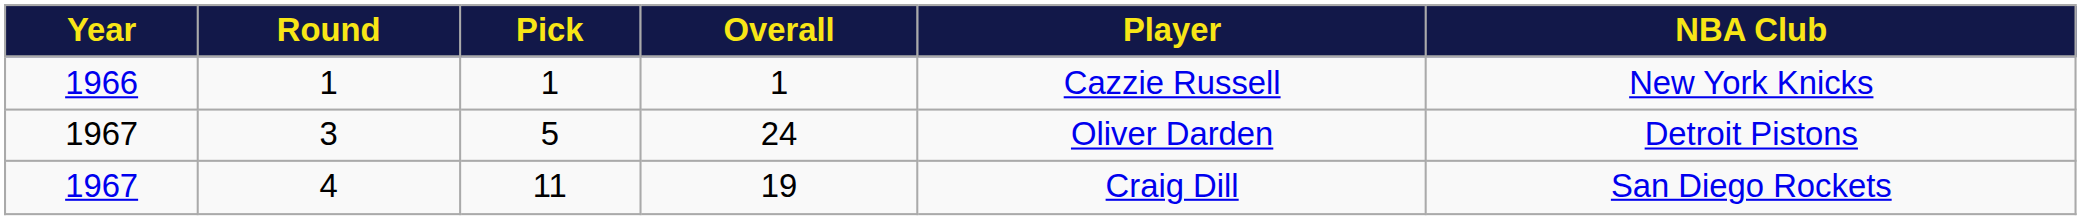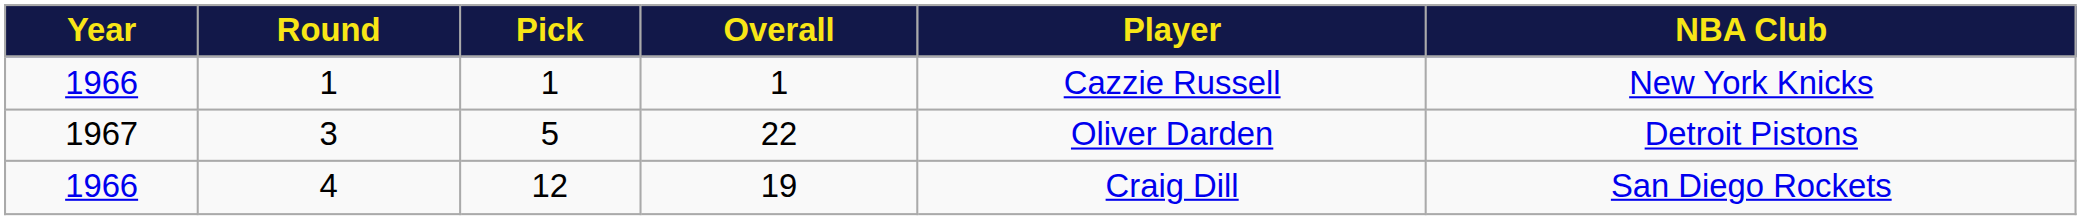(779, 134) 24 -> (779, 134) 22
(102, 186) 1967 -> (102, 186) 1966
(550, 186) 11 -> (550, 186) 12
